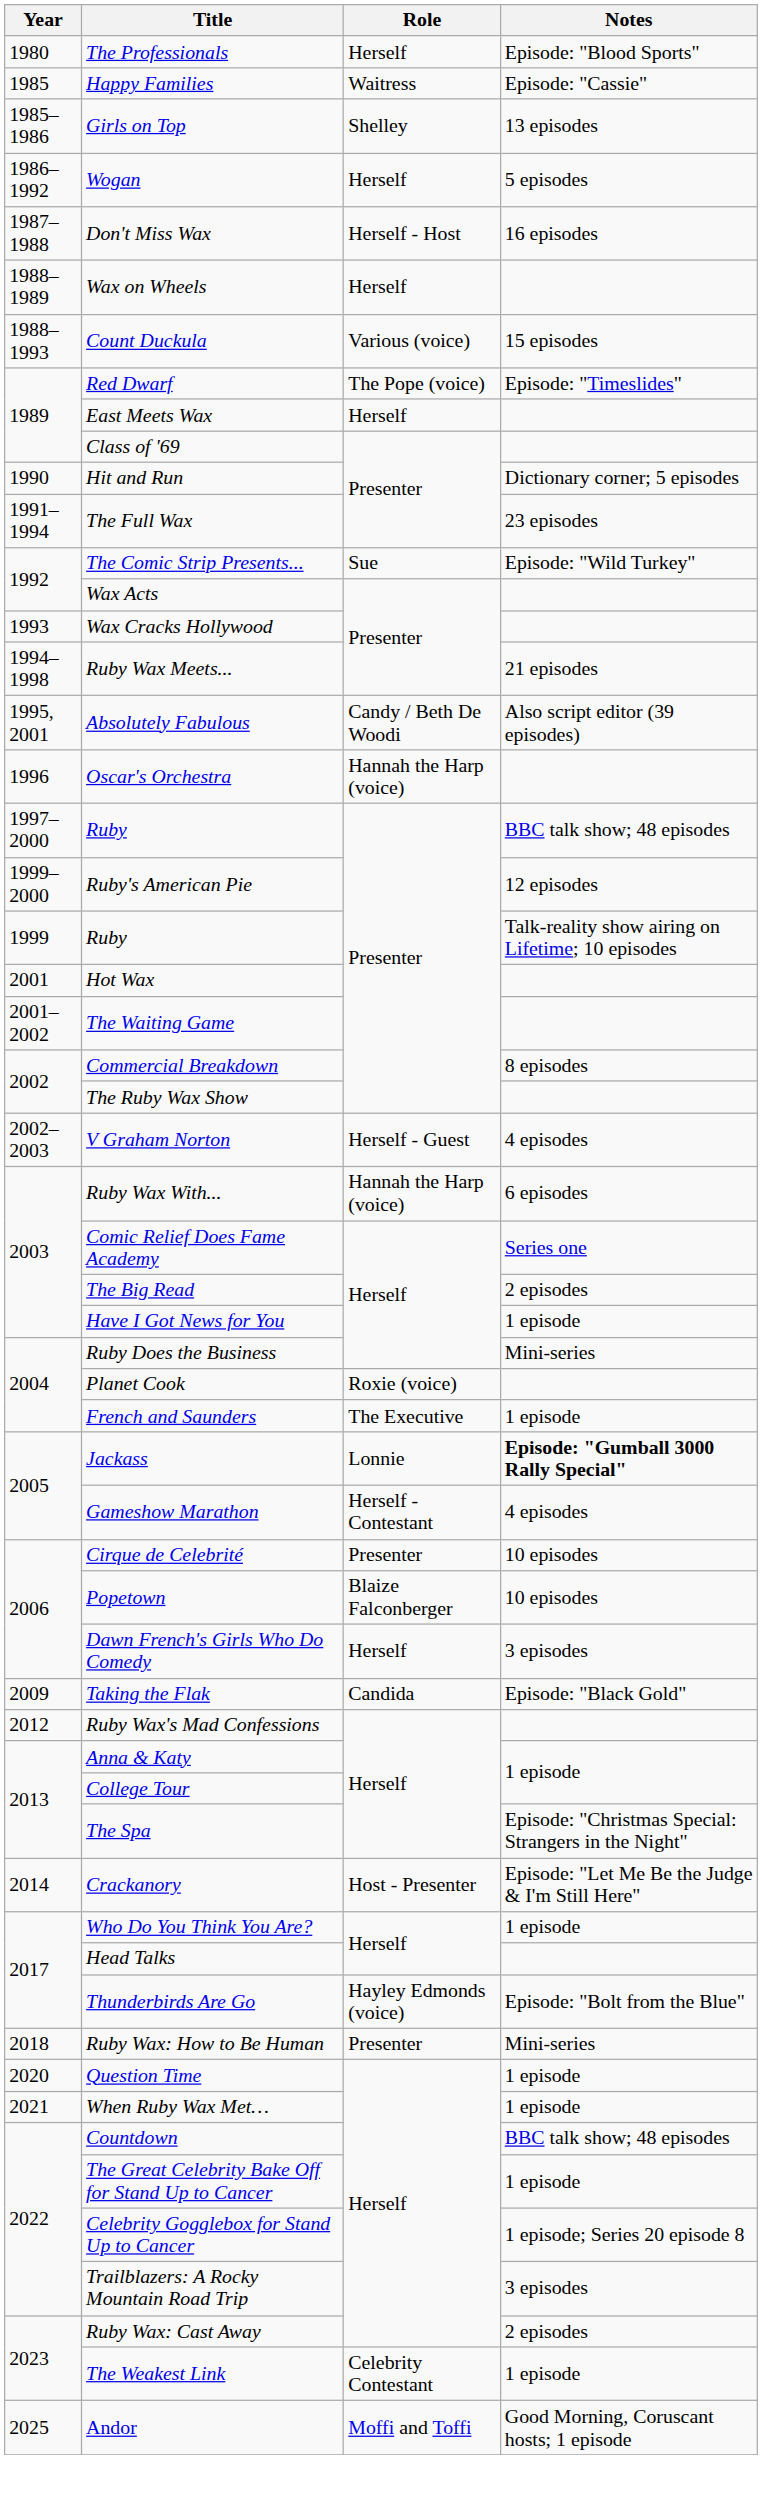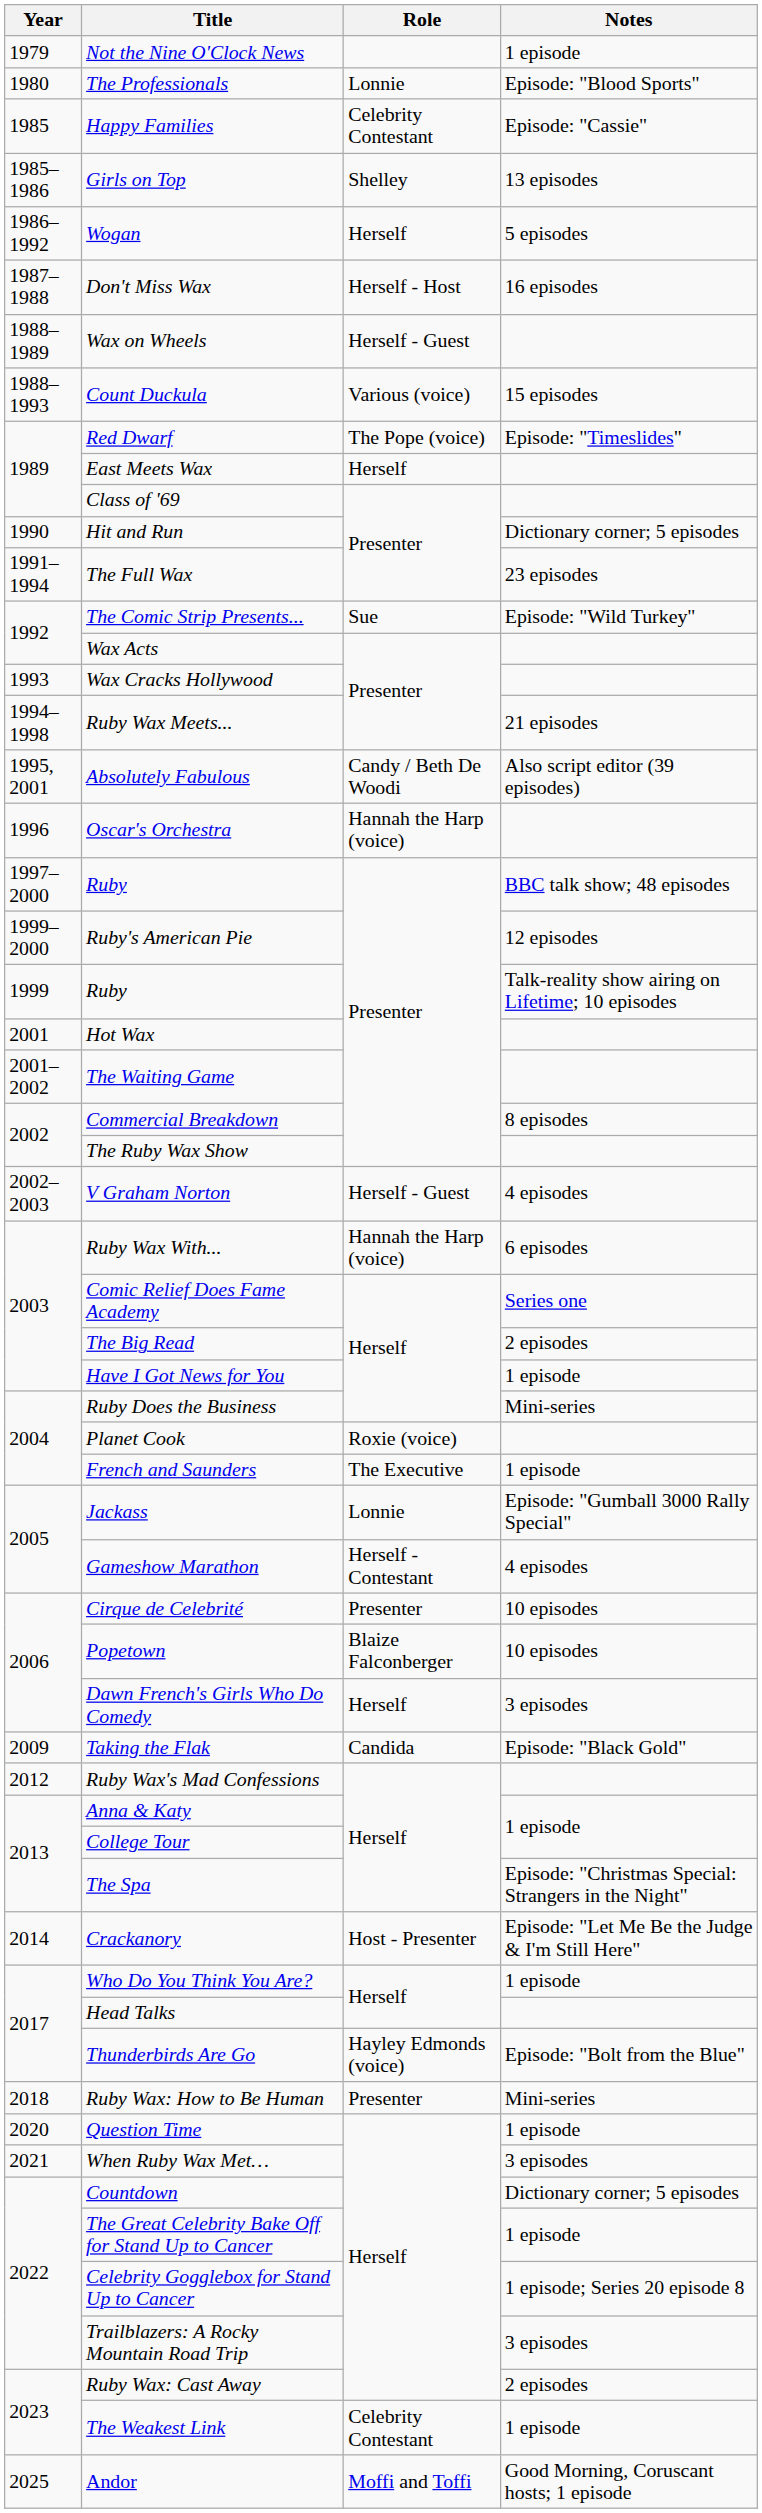+ row: (29, 51)
(377, 51) Herself -> (376, 83) Lonnie
(382, 83) Waitress -> (391, 125) Celebrity Contestant
(377, 287) Herself -> (409, 340) Herself - Guest
(610, 1458) bold -> (627, 1512) normal
(543, 2106) 1 episode -> (546, 2160) 3 episodes
(617, 2138) BBC talk show; 48 episodes -> (622, 2192) Dictionary corner; 5 episodes
